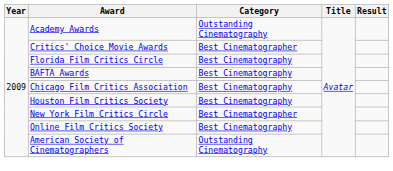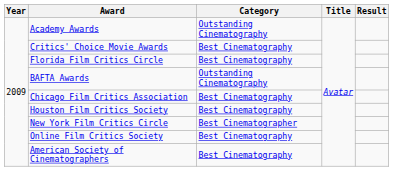(248, 47) Best Cinematographer -> (245, 47) Best Cinematography
(245, 74) Best Cinematography -> (233, 79) Outstanding Cinematography
(233, 145) Outstanding Cinematography -> (245, 155) Best Cinematography
